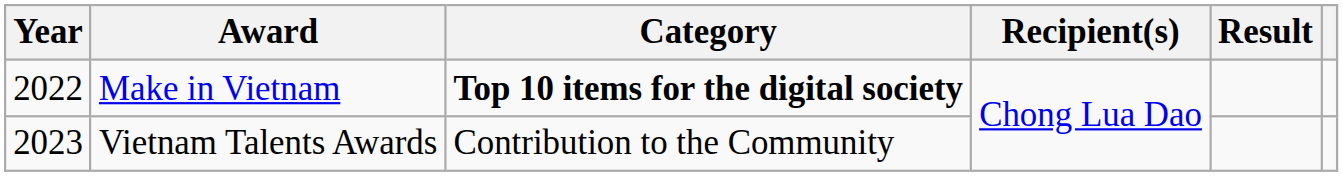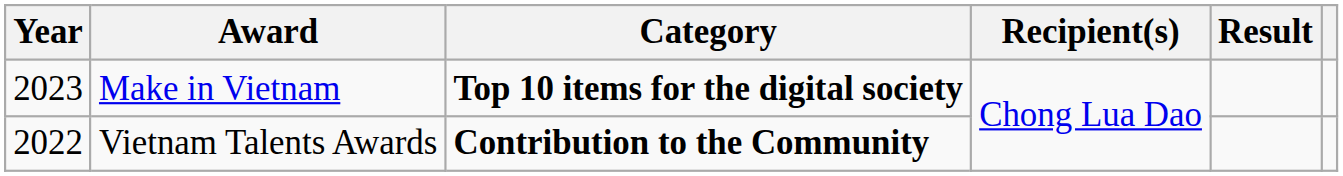(48, 87) 2022 -> (48, 87) 2023
(48, 142) 2023 -> (48, 142) 2022
(674, 142) normal -> (691, 142) bold
